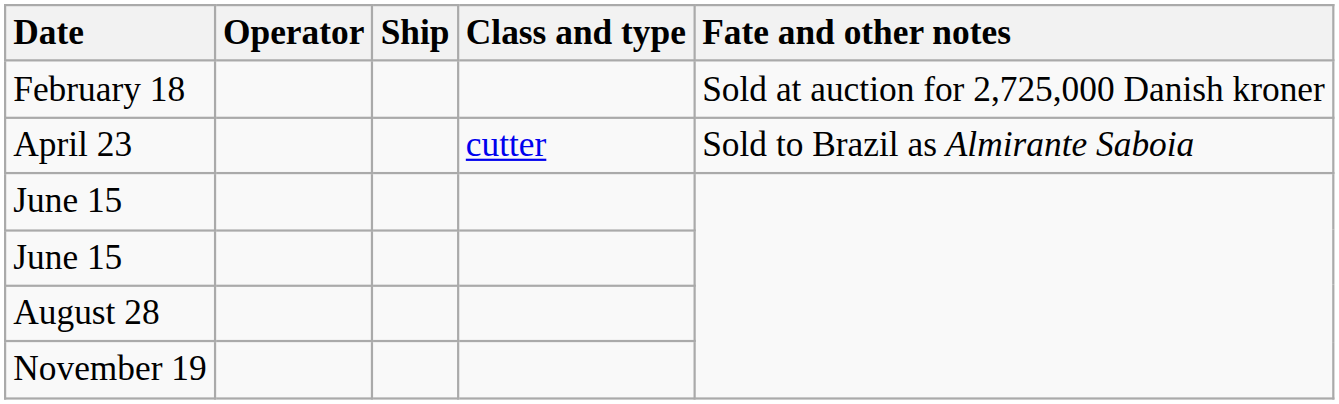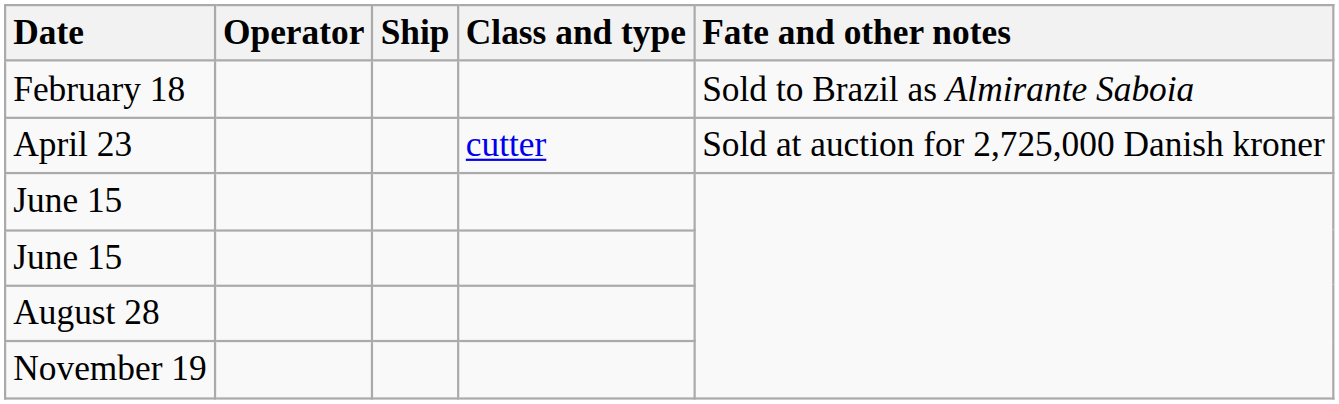(1014, 88) Sold at auction for 2,725,000 Danish kroner -> (948, 88) Sold to Brazil as Almirante Saboia
(948, 144) Sold to Brazil as Almirante Saboia -> (1014, 144) Sold at auction for 2,725,000 Danish kroner
